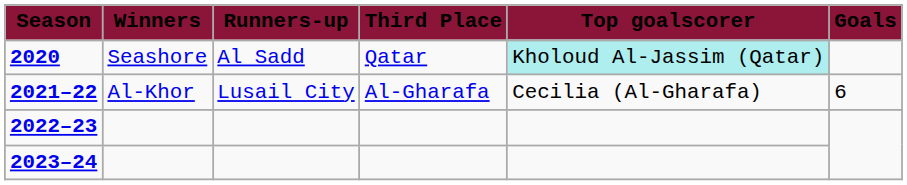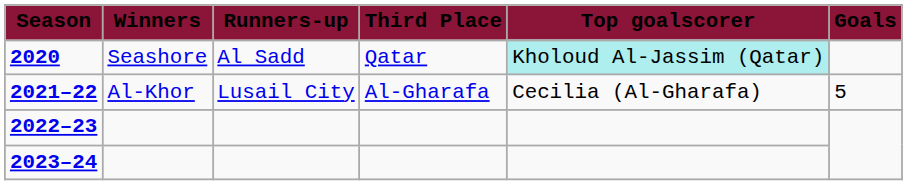(841, 92) 6 -> (841, 92) 5
